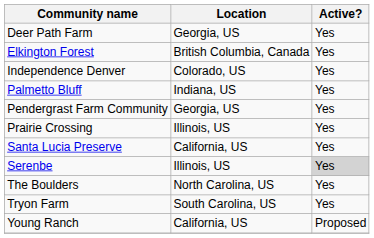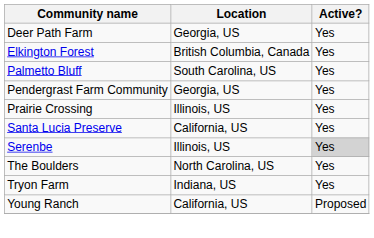- row: (66, 71)
(205, 90) Indiana, US -> (225, 71) South Carolina, US
(225, 204) South Carolina, US -> (205, 185) Indiana, US
